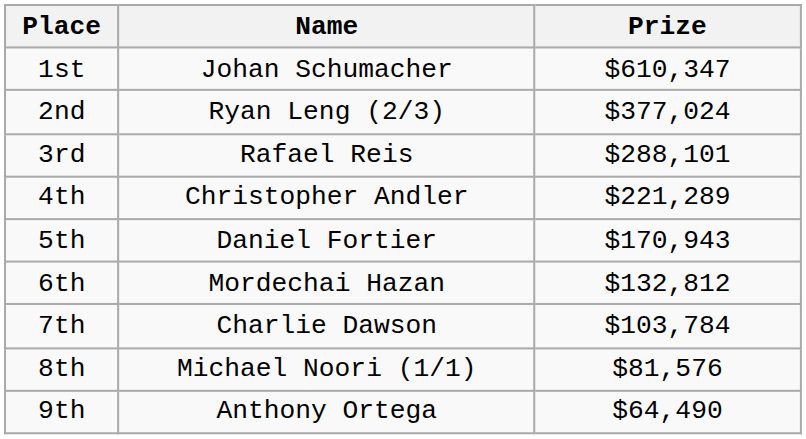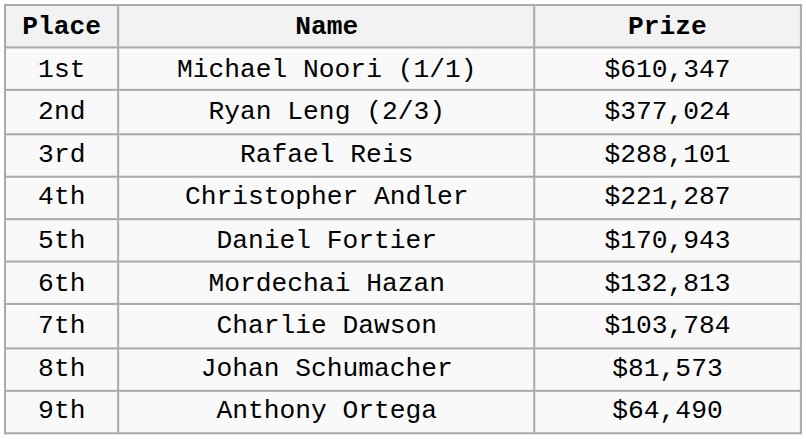(327, 69) Johan Schumacher -> (327, 69) Michael Noori (1/1)
(667, 198) $221,289 -> (667, 198) $221,287
(667, 283) $132,812 -> (667, 283) $132,813
(327, 369) Michael Noori (1/1) -> (327, 369) Johan Schumacher
(667, 369) $81,576 -> (667, 369) $81,573
